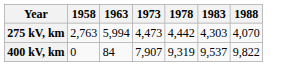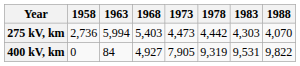+ column: (149, 14)
(84, 33) 2,763 -> (84, 33) 2,736
(149, 52) 7,907 -> (181, 52) 7,905
(214, 52) 9,537 -> (246, 52) 9,531
